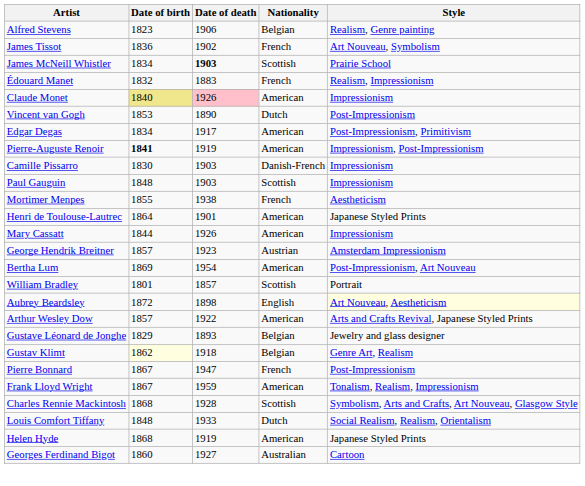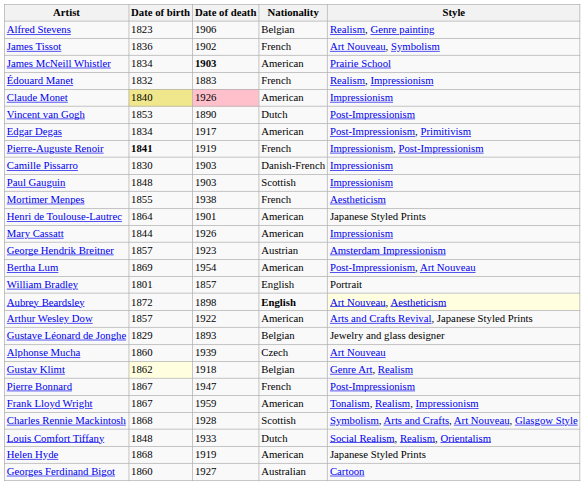(279, 64) Scottish -> (282, 64) American
(282, 149) American -> (276, 149) French
(279, 285) Scottish -> (278, 285) English
(278, 302) normal -> (279, 302) bold
+ row: (44, 353)
